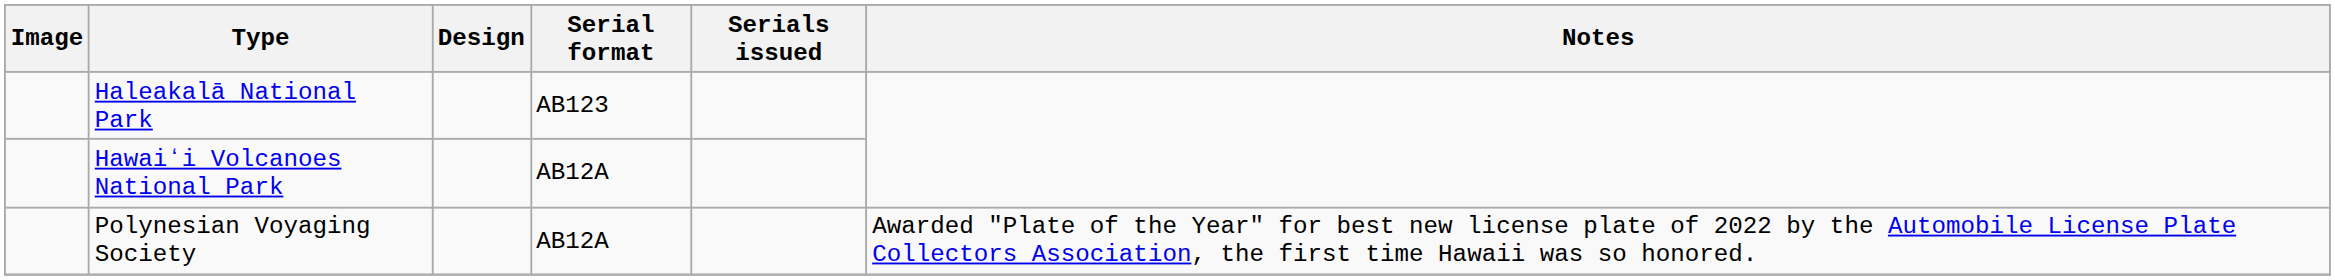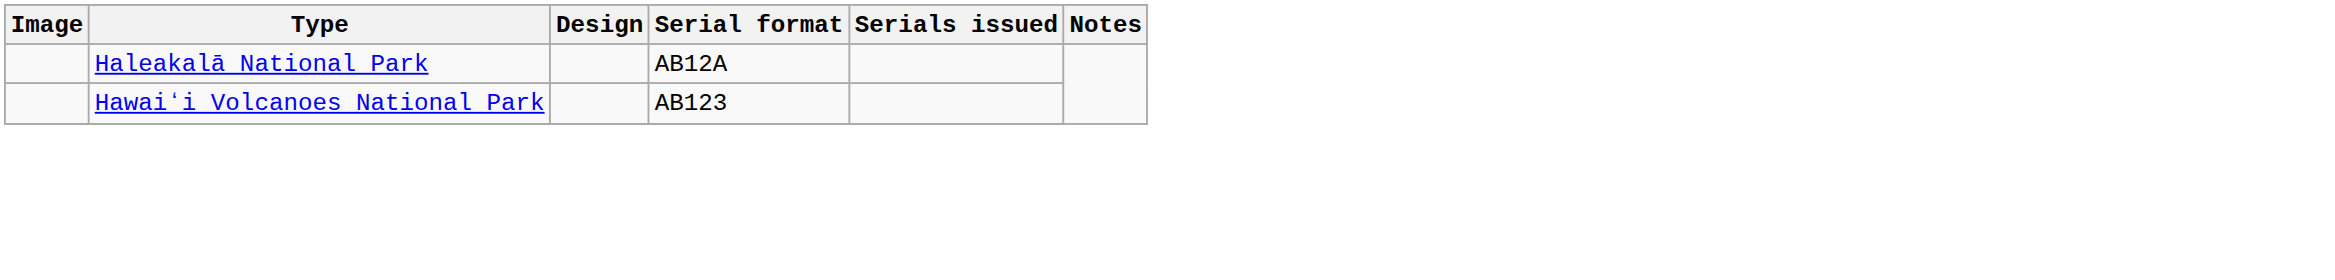(573, 106) AB123 -> (691, 64) AB12A
(573, 173) AB12A -> (691, 103) AB123
- row: (233, 241)
